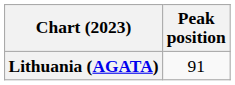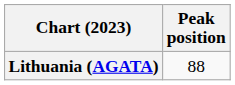(196, 65) 91 -> (196, 65) 88
